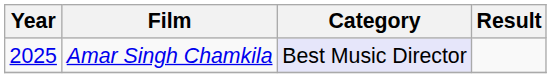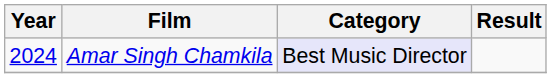(33, 55) 2025 -> (33, 55) 2024
